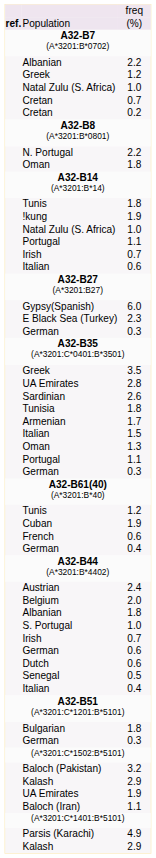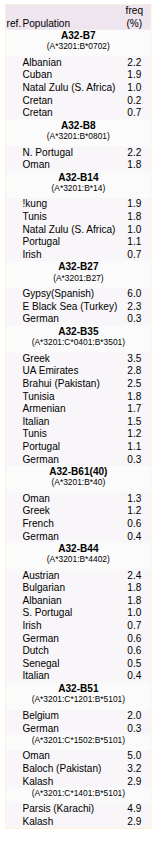(13, 23) bold -> (14, 23) normal
rows swapped: (37, 523) <-> (36, 75)
rows swapped: (38, 100) <-> (38, 113)
rows swapped: (35, 217) <-> (35, 204)
- row: (36, 267)
- row: (44, 396)
+ row: (61, 383)
rows swapped: (36, 446) <-> (35, 511)
rows swapped: (41, 600) <-> (44, 728)
+ row: (36, 756)
- row: (50, 794)
- row: (51, 806)
